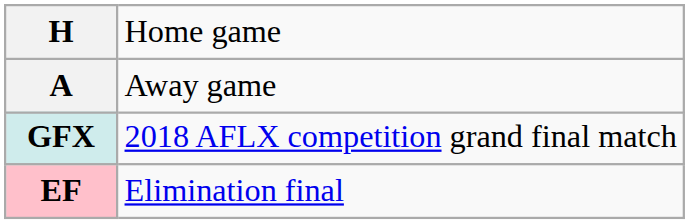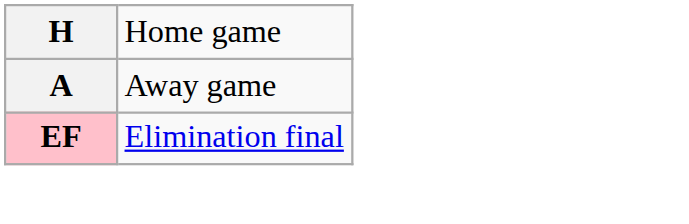- row: (61, 137)
